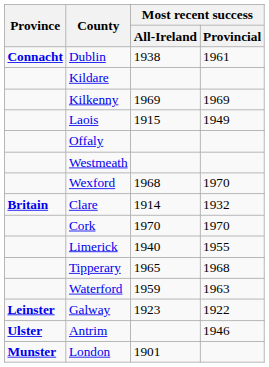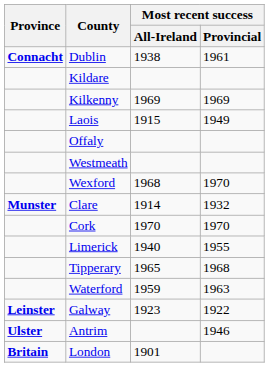(28, 204) Britain -> (32, 204) Munster
(32, 352) Munster -> (28, 352) Britain
